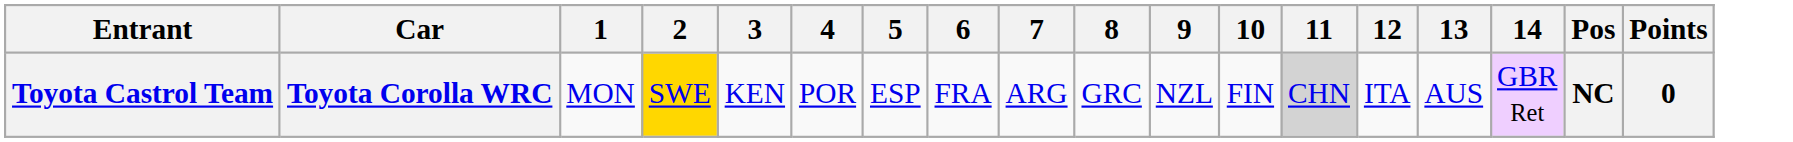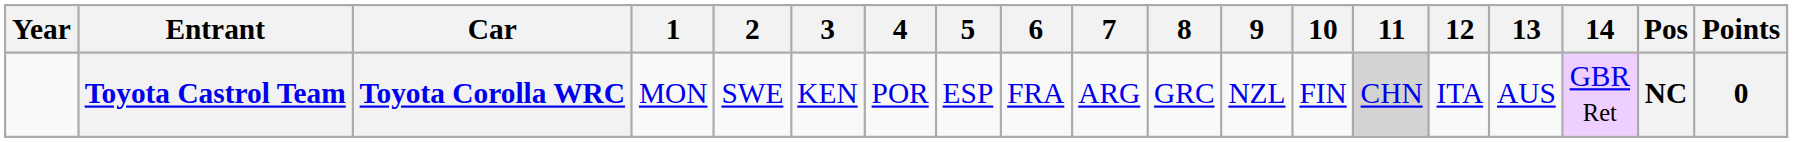+ column: (41, 28)
(680, 94) gold background -> (752, 94) no background
